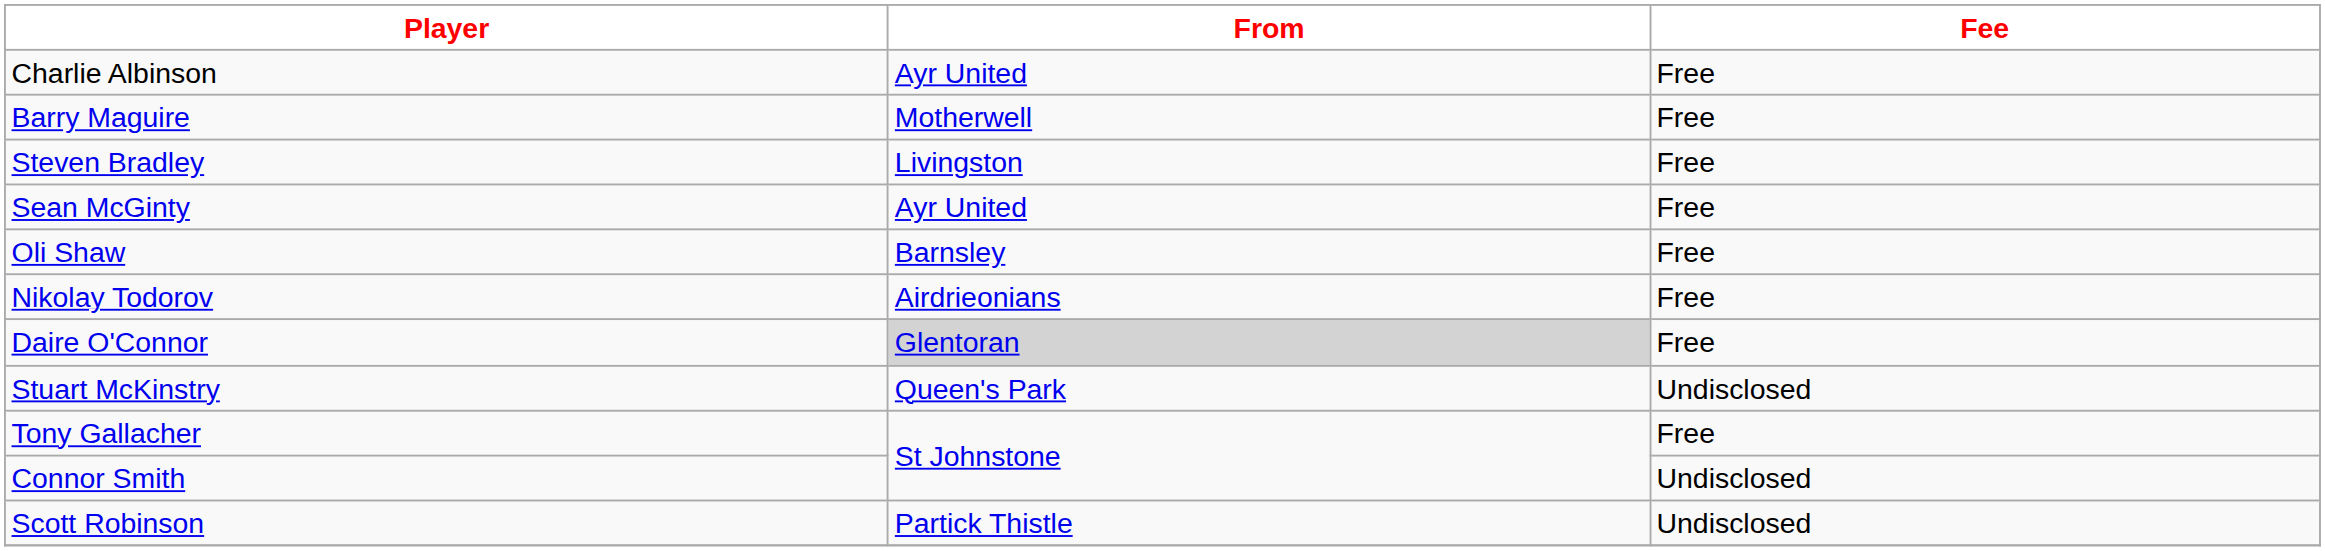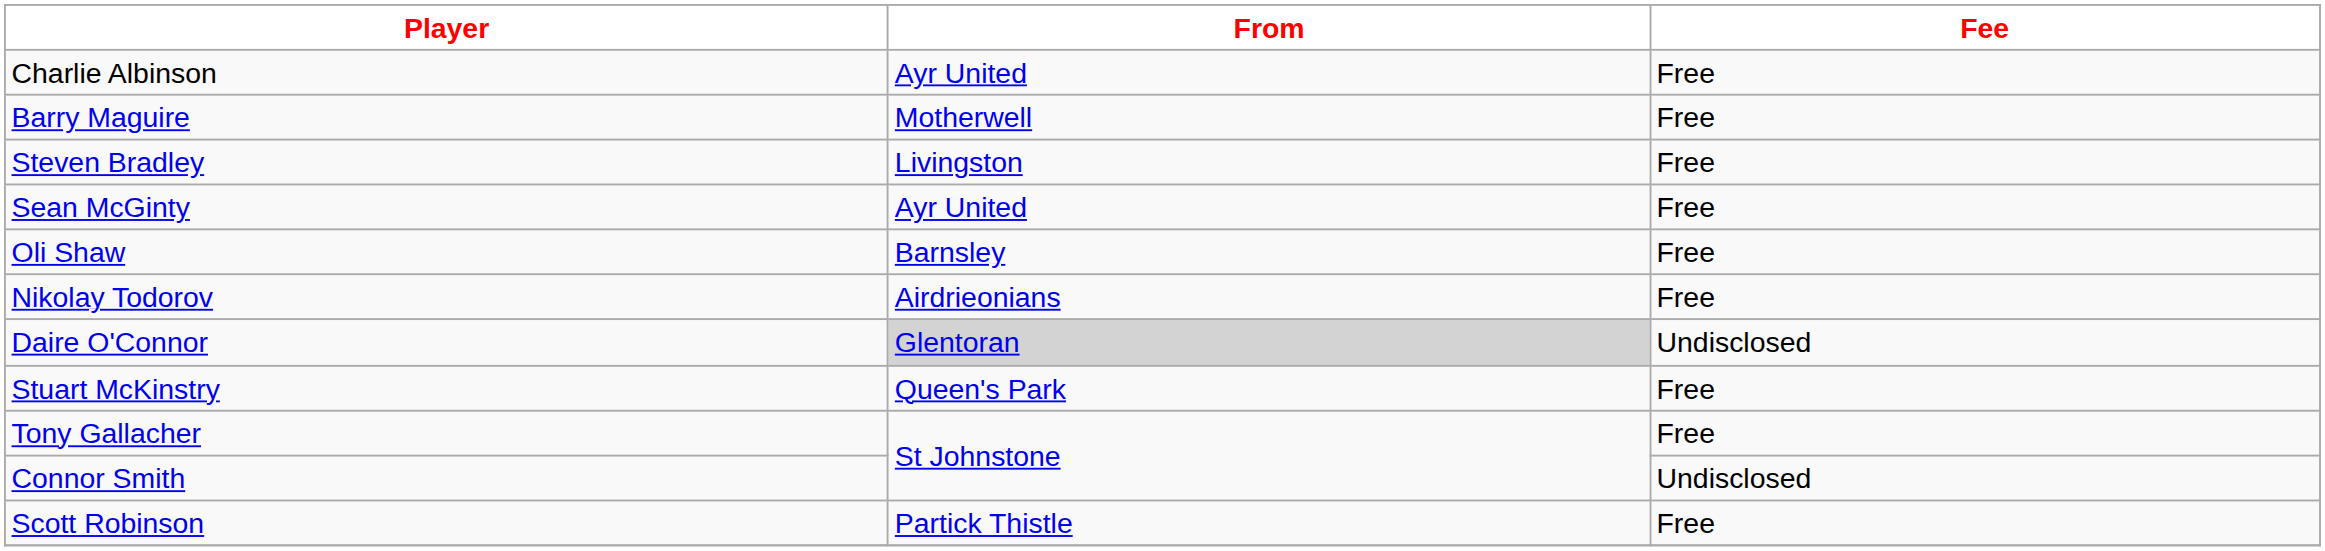(1686, 343) Free -> (1734, 343) Undisclosed
(1734, 388) Undisclosed -> (1686, 388) Free
(1734, 523) Undisclosed -> (1686, 523) Free
